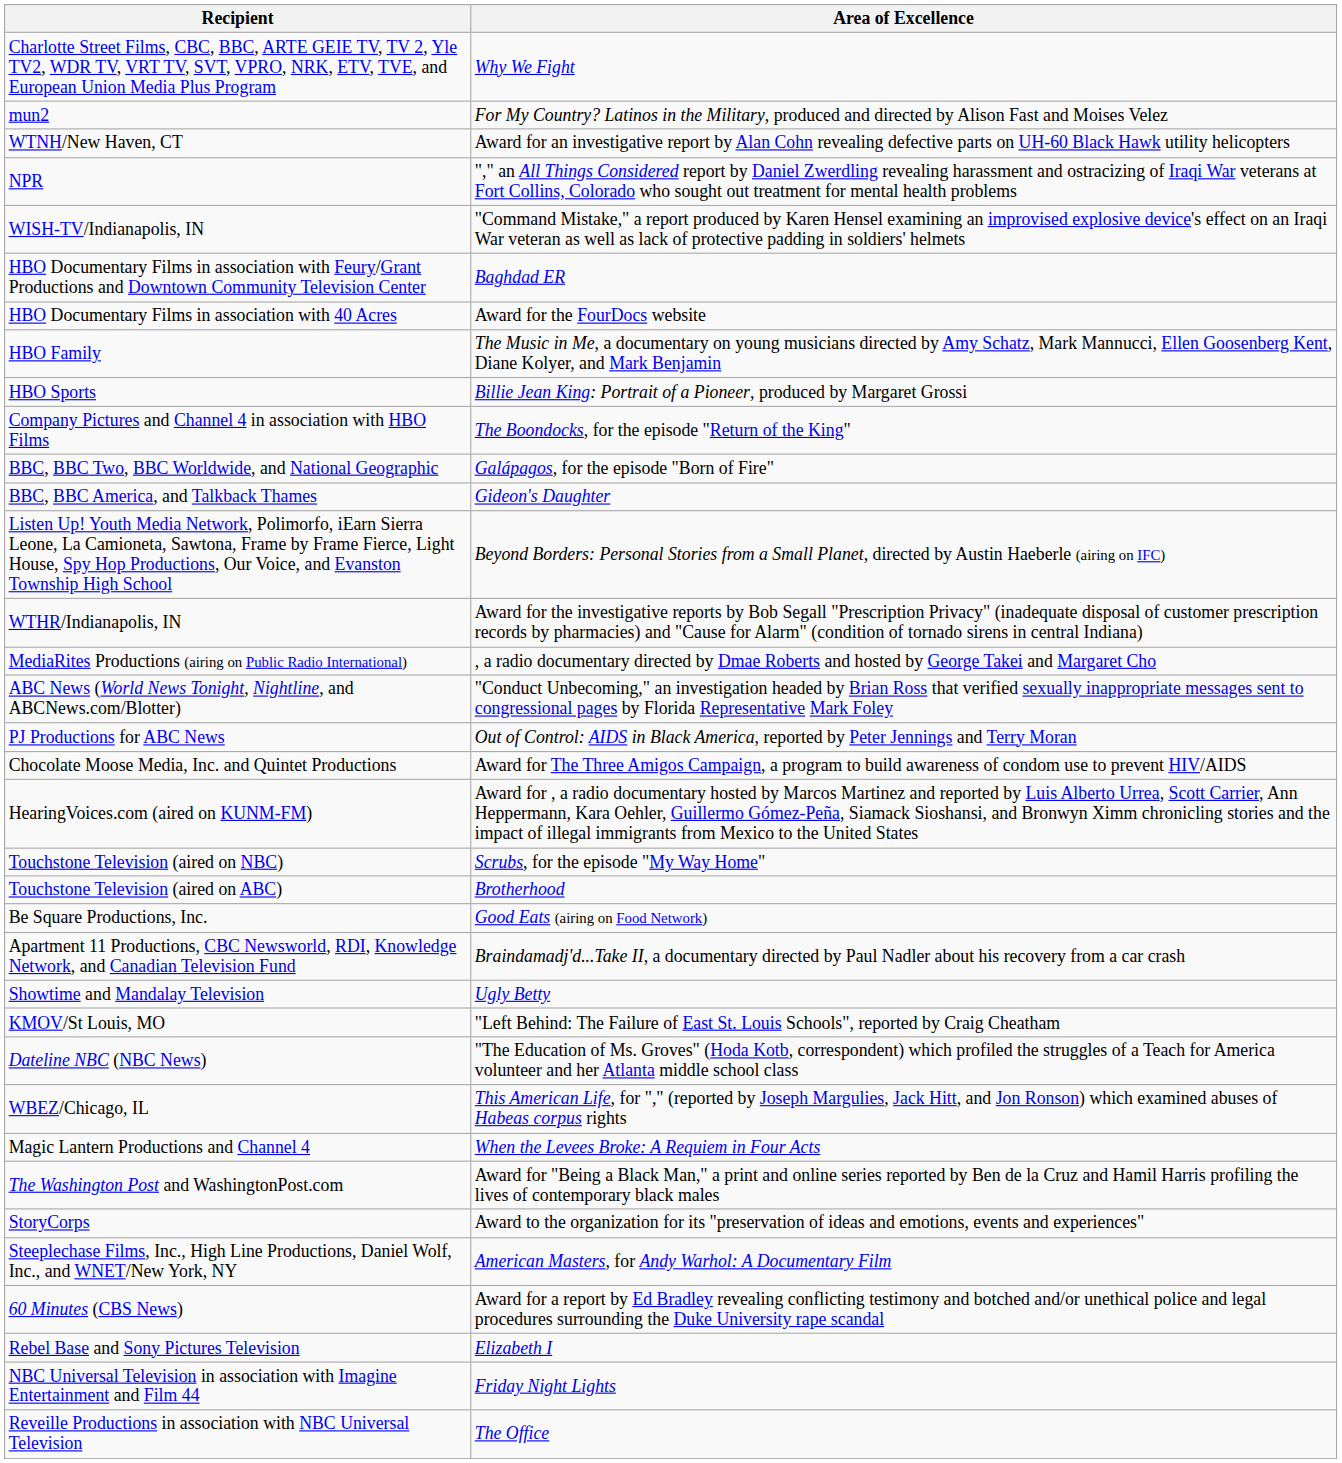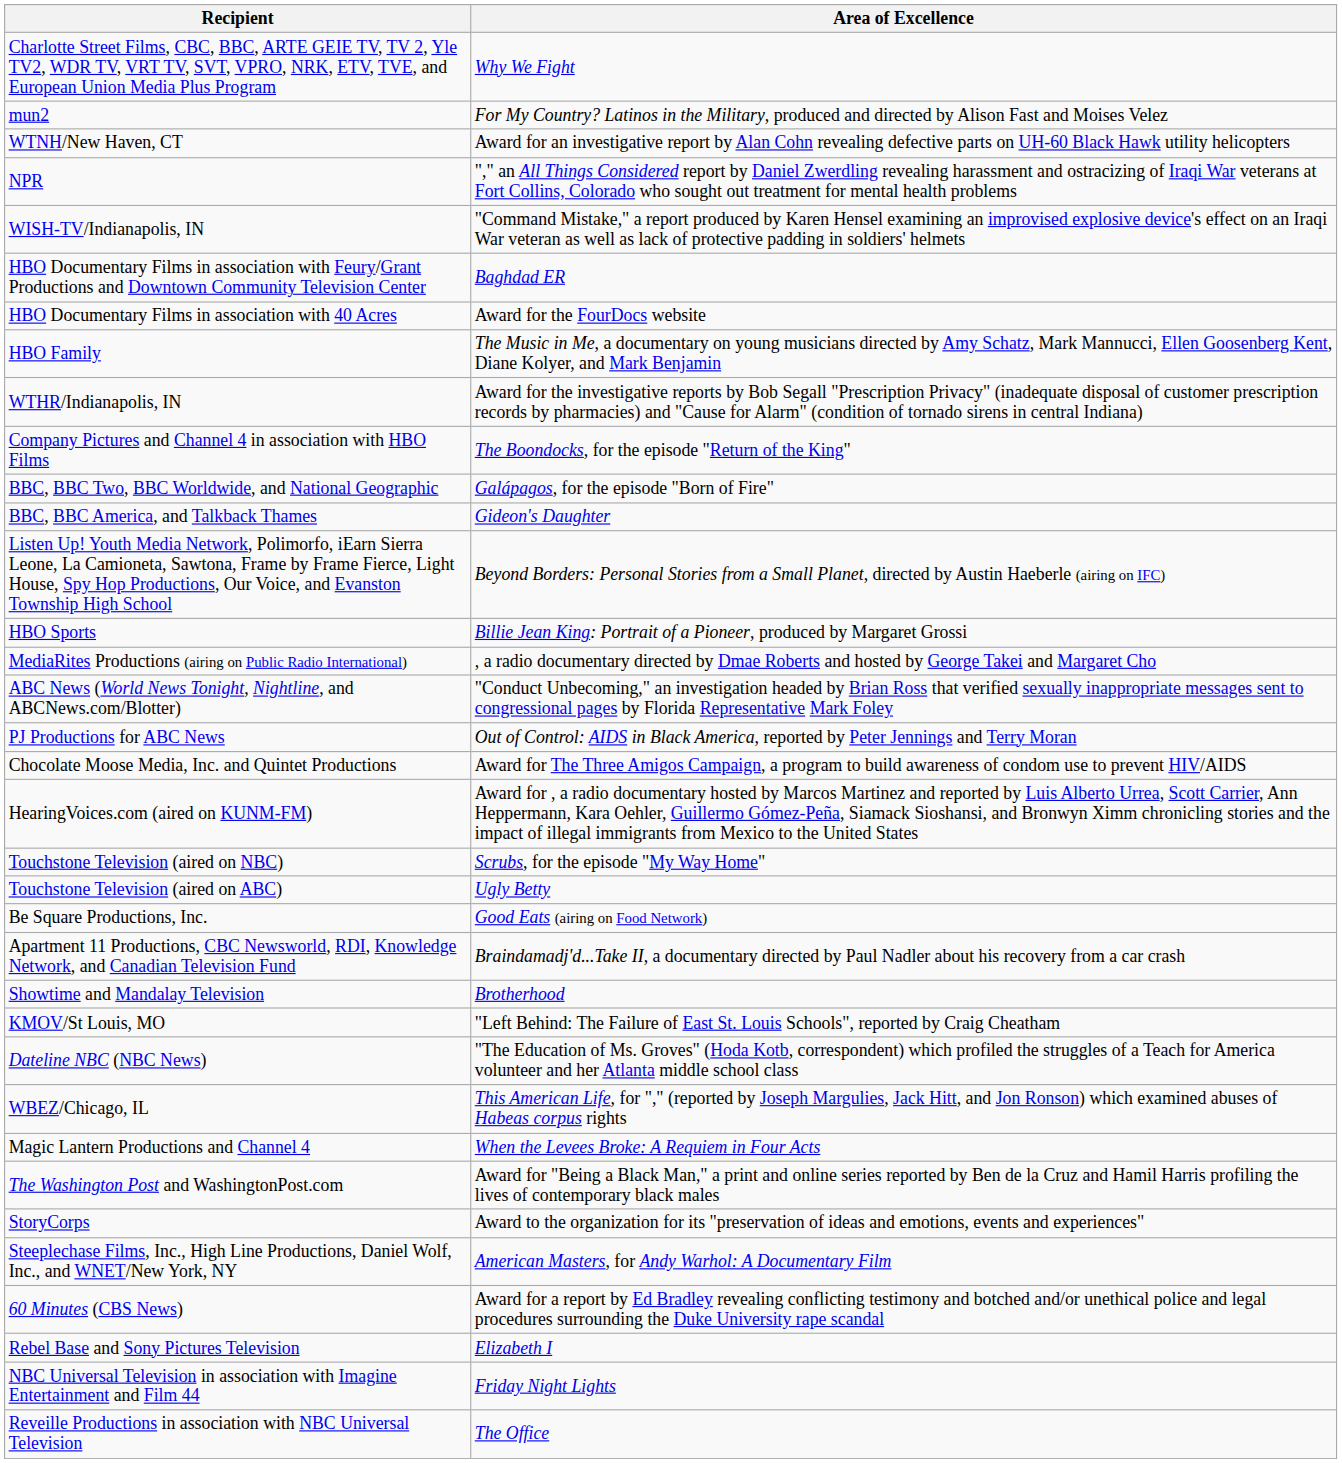rows swapped: (52, 391) <-> (95, 622)
(520, 889) Brotherhood -> (512, 889) Ugly Betty
(512, 994) Ugly Betty -> (520, 994) Brotherhood
